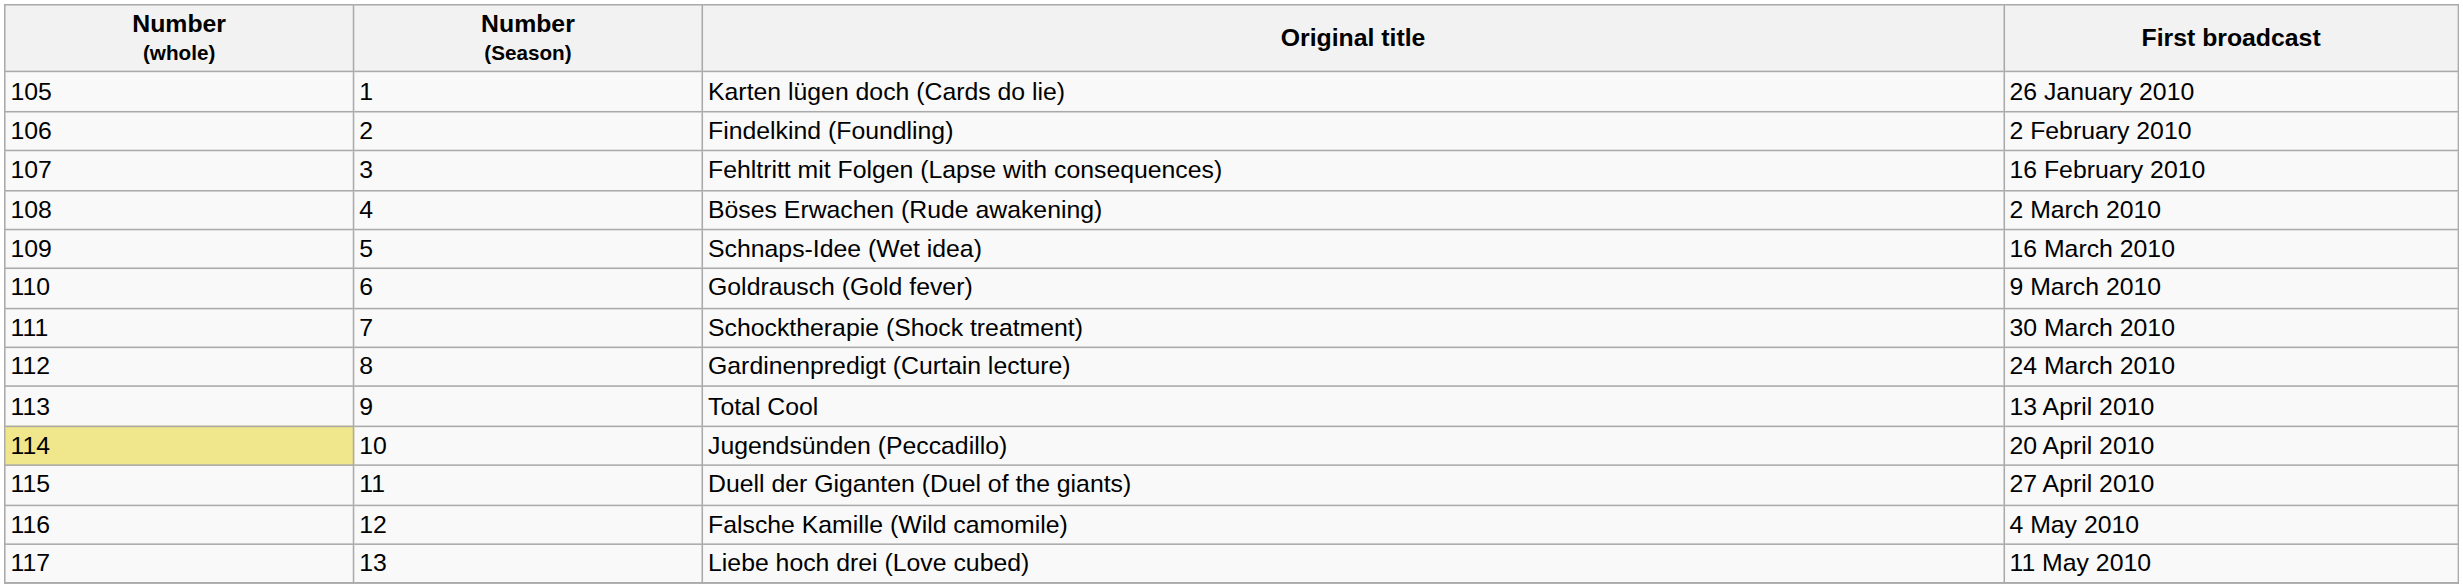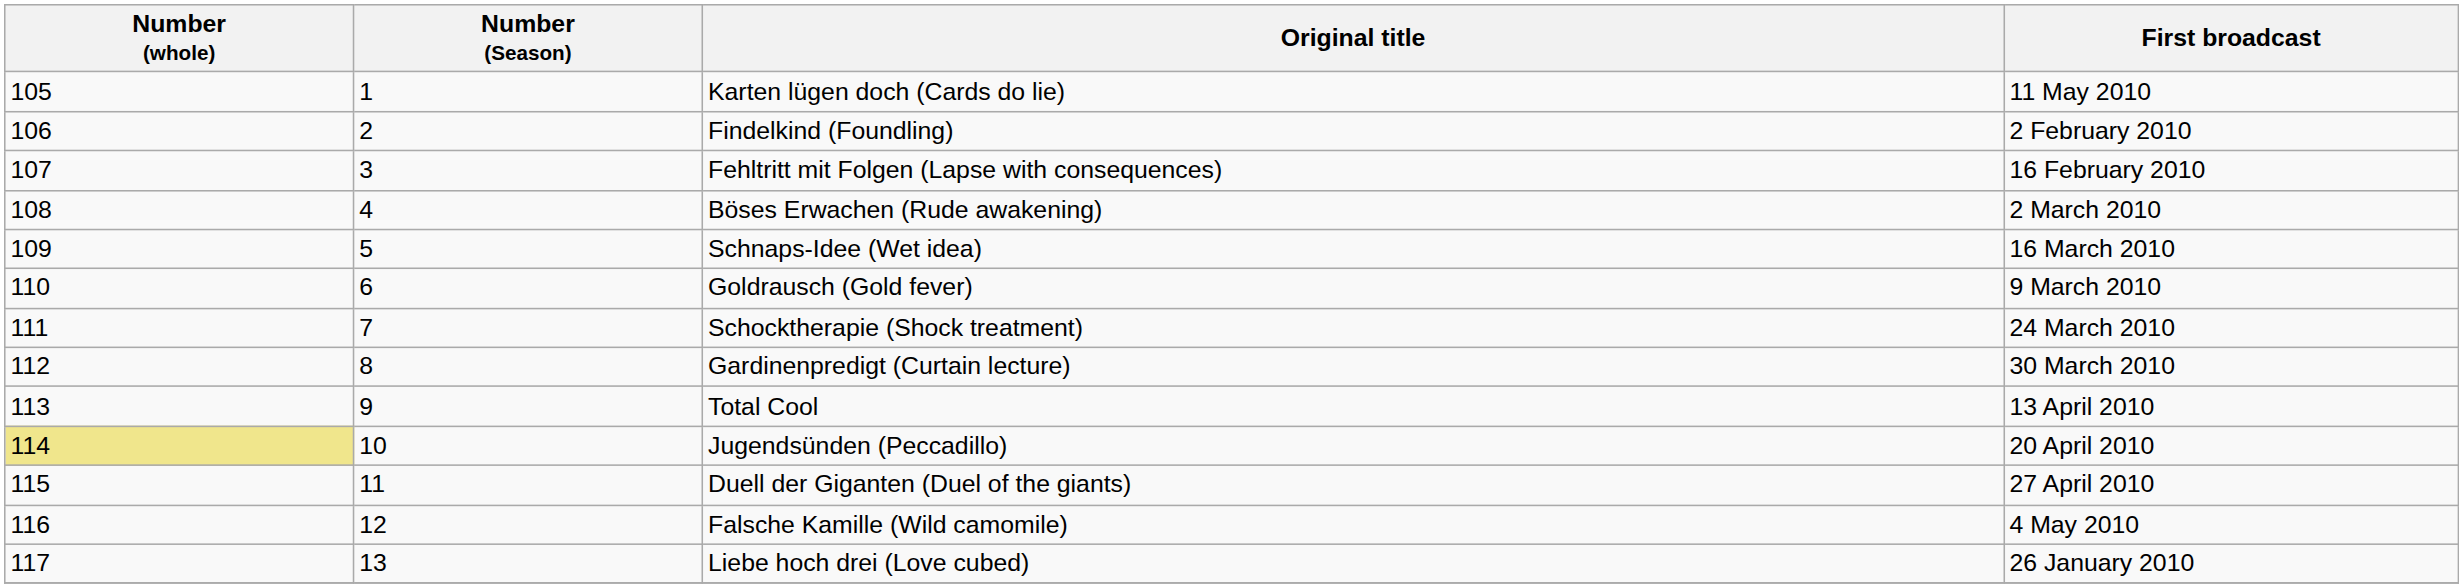(2102, 91) 26 January 2010 -> (2080, 91) 11 May 2010
(2092, 327) 30 March 2010 -> (2092, 327) 24 March 2010
(2092, 366) 24 March 2010 -> (2092, 366) 30 March 2010
(2080, 563) 11 May 2010 -> (2102, 563) 26 January 2010
